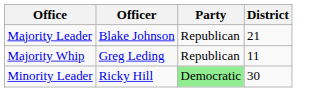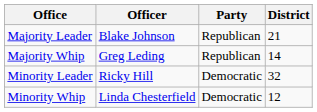(253, 55) 11 -> (274, 55) 14
(211, 76) lightgreen background -> (232, 76) no background
(253, 76) 30 -> (274, 76) 32
+ row: (46, 96)
